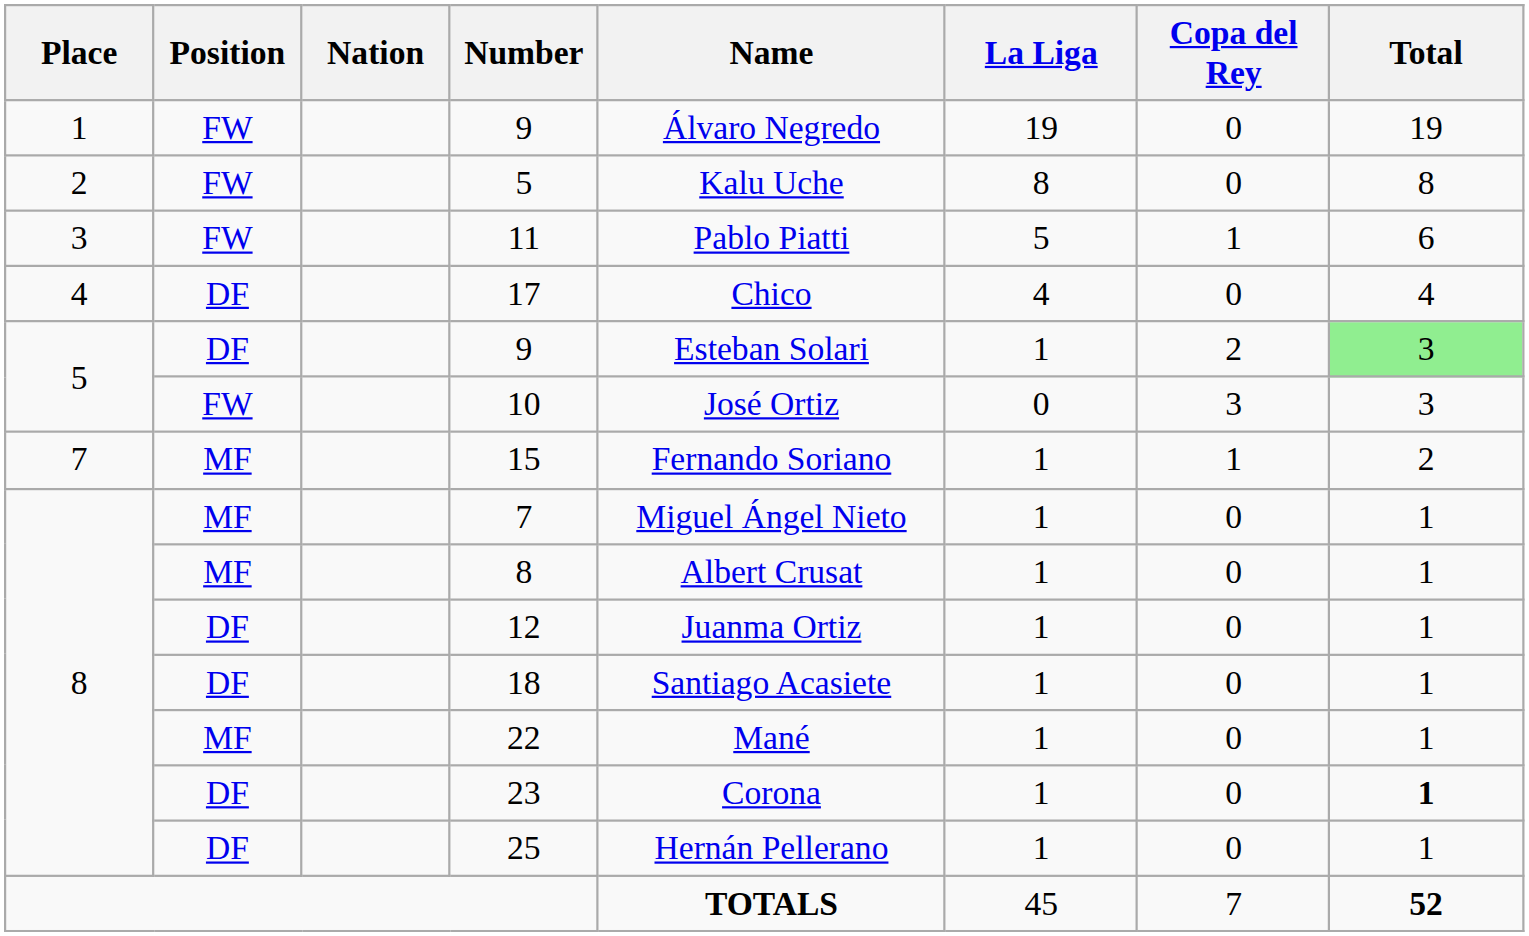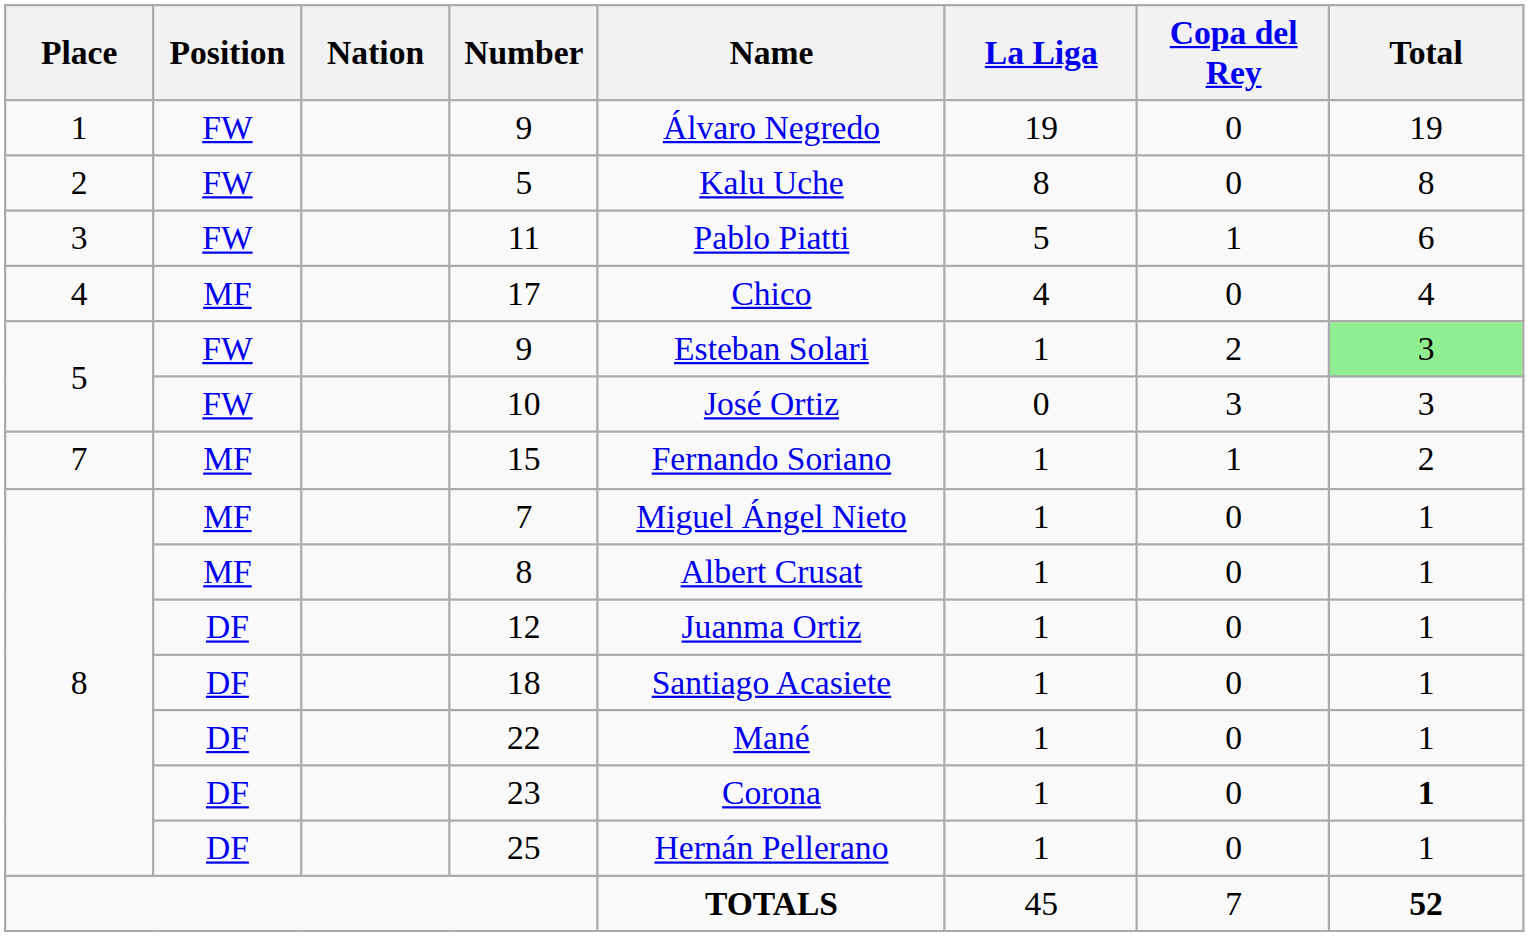(227, 293) DF -> (227, 293) MF
(227, 349) DF -> (227, 349) FW
(227, 736) MF -> (227, 736) DF
